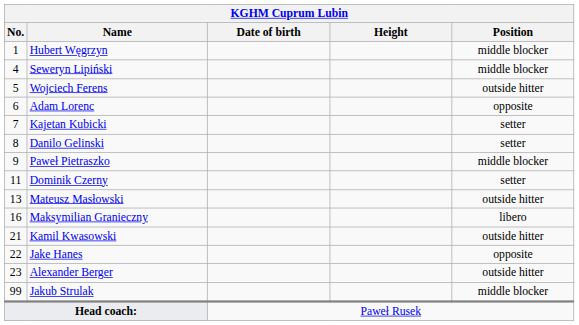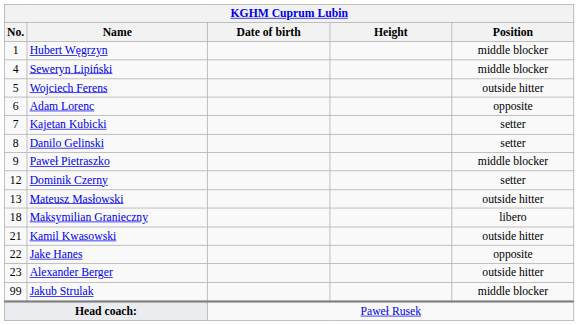(16, 180) 11 -> (16, 180) 12
(16, 217) 16 -> (16, 217) 18
